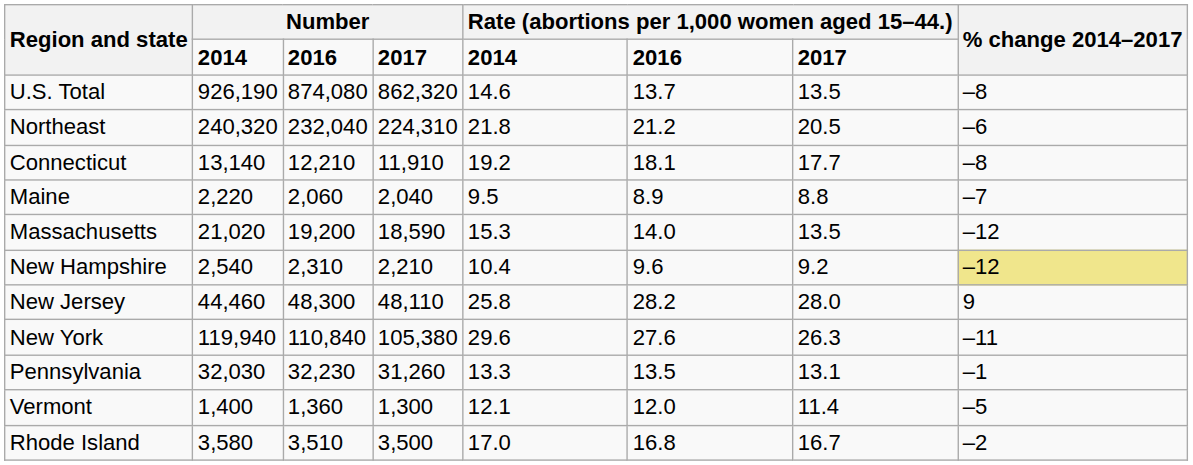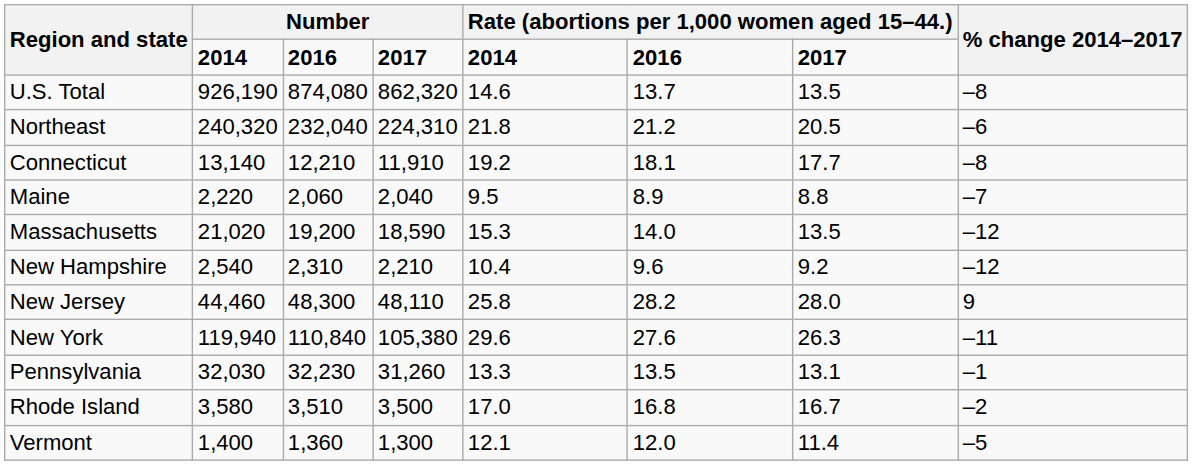(981, 267) khaki background -> (981, 267) no background
rows swapped: (75, 442) <-> (51, 407)
